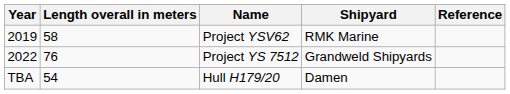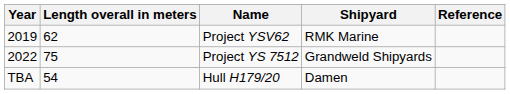(51, 36) 58 -> (51, 36) 62
(51, 57) 76 -> (51, 57) 75
